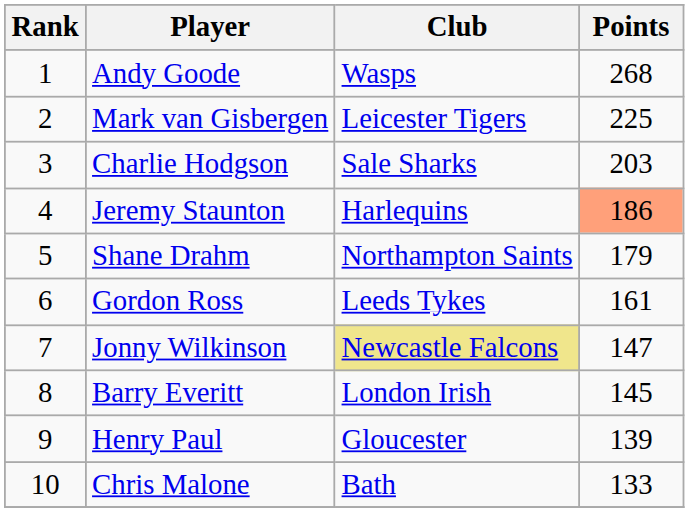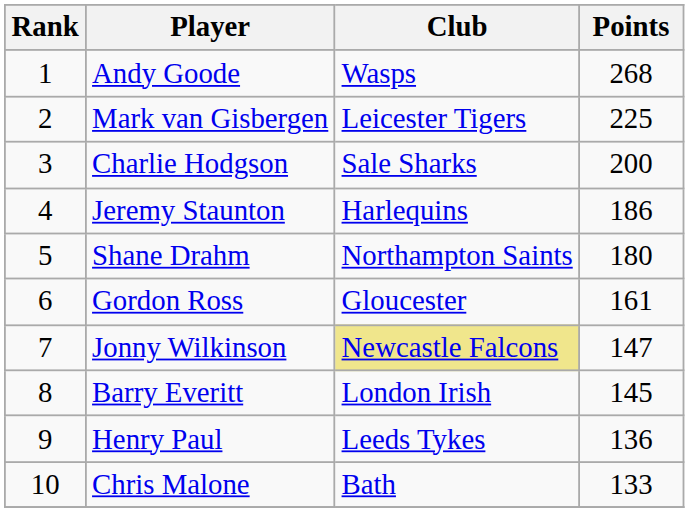(631, 164) 203 -> (631, 164) 200
(631, 210) lightsalmon background -> (631, 210) no background
(631, 255) 179 -> (631, 255) 180
(413, 301) Leeds Tykes -> (404, 301) Gloucester
(404, 438) Gloucester -> (413, 438) Leeds Tykes
(631, 438) 139 -> (631, 438) 136
